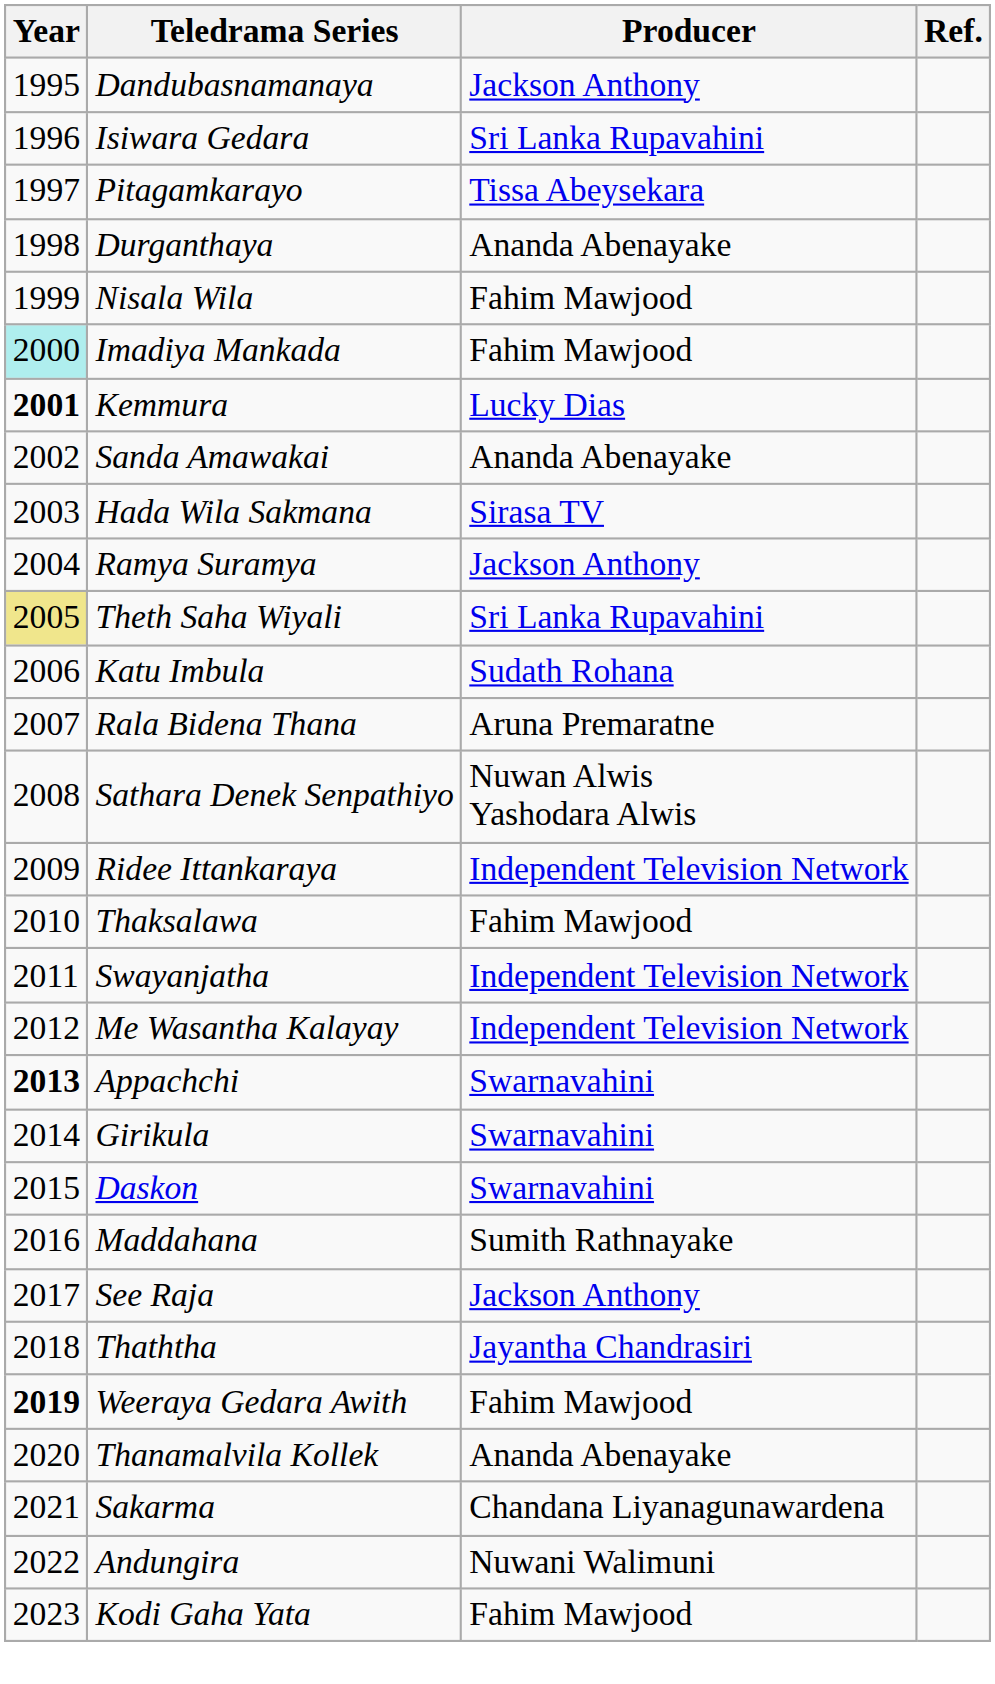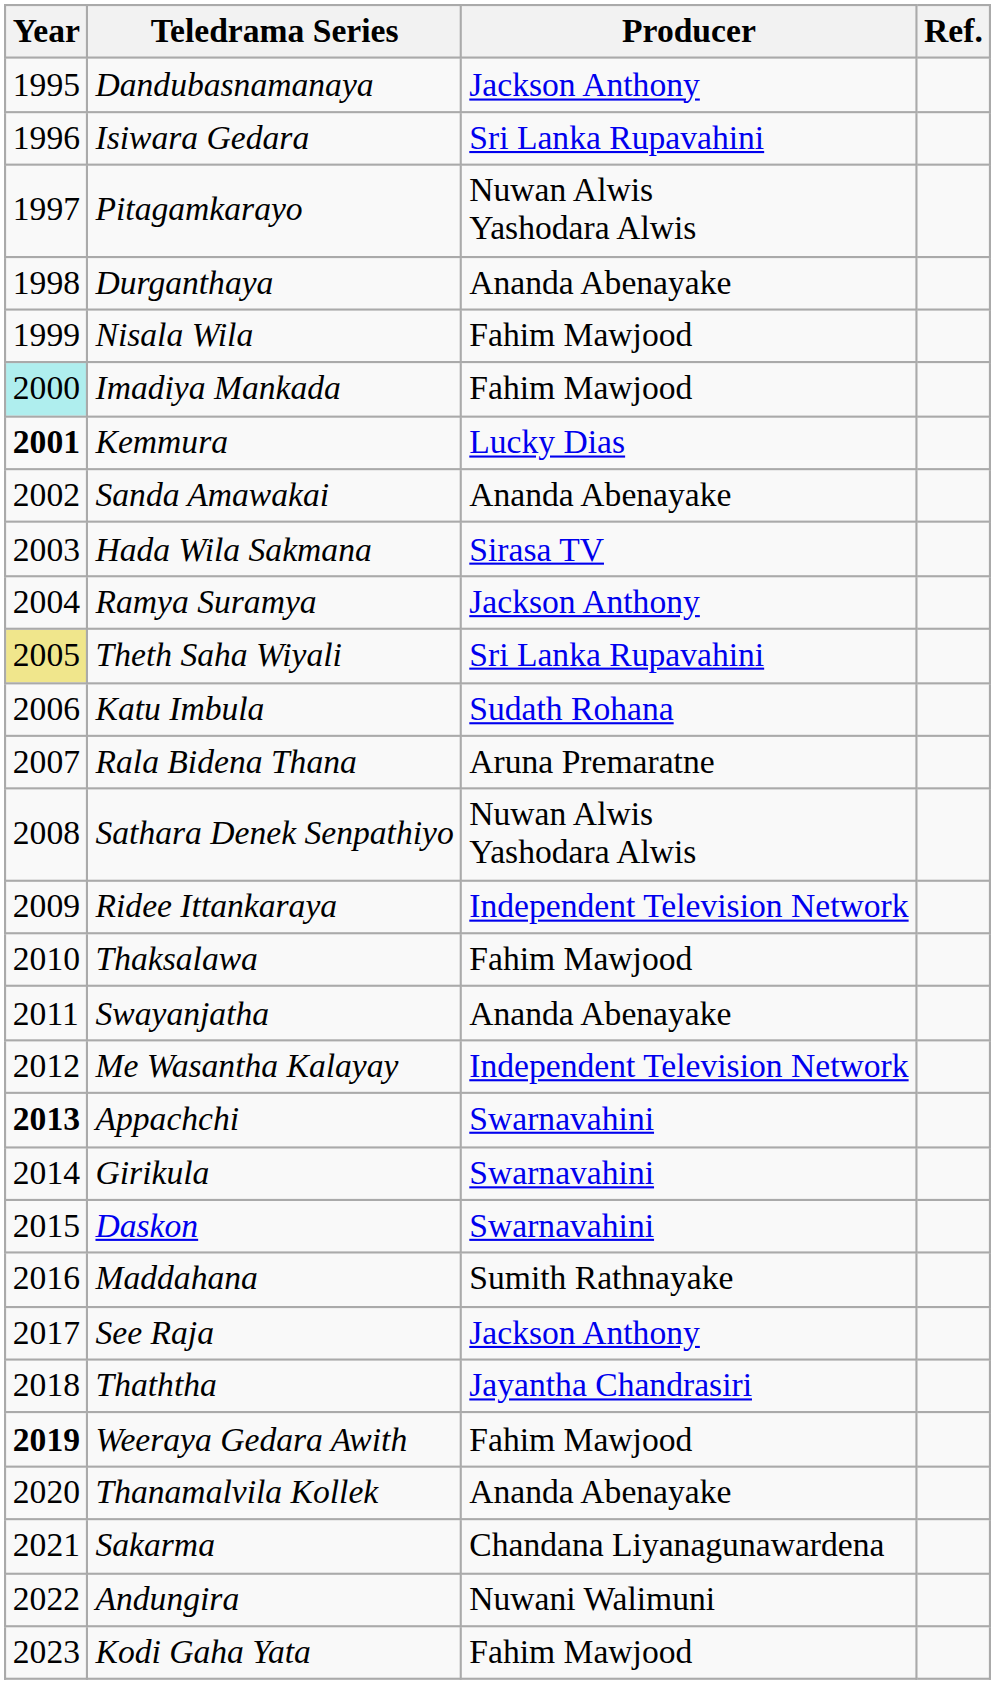(587, 191) Tissa Abeysekara -> (583, 209) Nuwan Alwis Yashodara Alwis
(689, 974) Independent Television Network -> (600, 1012) Ananda Abenayake
